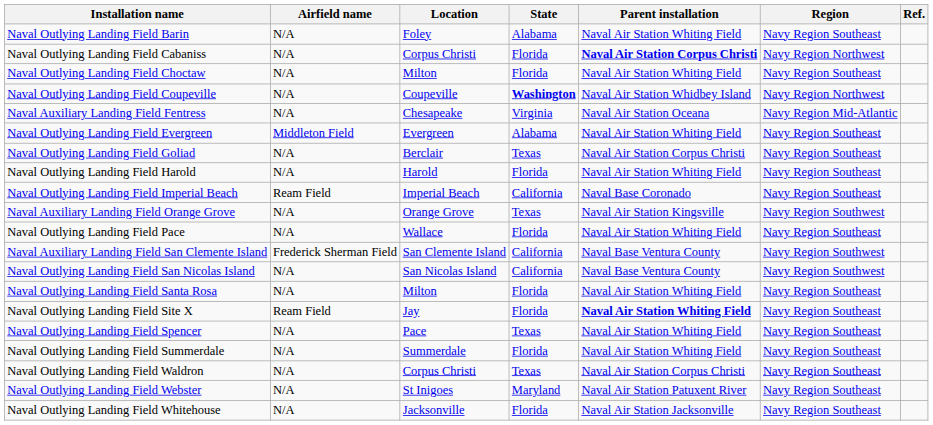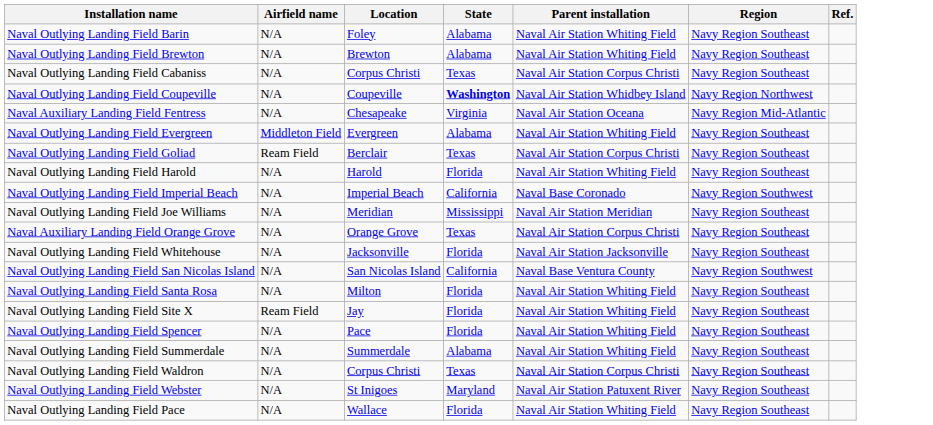+ row: (106, 53)
(530, 53) Florida -> (461, 73) Texas
(669, 53) bold -> (598, 73) normal
(824, 53) Navy Region Northwest -> (750, 73) Navy Region Southeast
- row: (106, 73)
(284, 152) N/A -> (289, 152) Ream Field
(302, 192) Ream Field -> (271, 192) N/A
(822, 192) Navy Region Southeast -> (752, 192) Navy Region Southwest
+ row: (117, 212)
(653, 212) Naval Air Station Kingsville -> (598, 232) Naval Air Station Corpus Christi
(824, 212) Navy Region Southwest -> (750, 232) Navy Region Southeast
rows swapped: (96, 232) <-> (114, 410)
- row: (137, 251)
(666, 311) bold -> (596, 311) normal
(526, 331) Texas -> (464, 331) Florida
(530, 350) Florida -> (469, 350) Alabama
